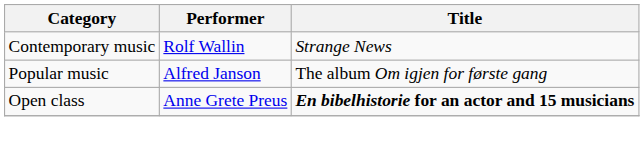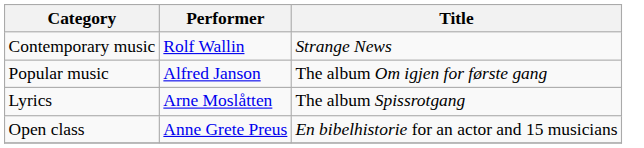+ row: (30, 101)
(465, 101) bold -> (456, 128) normal
